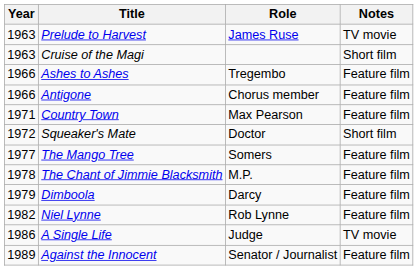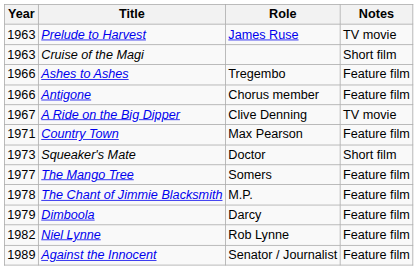+ row: (111, 114)
(21, 134) 1972 -> (21, 154) 1973
- row: (77, 235)
